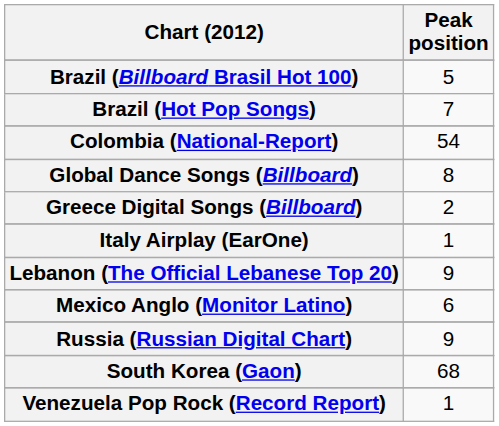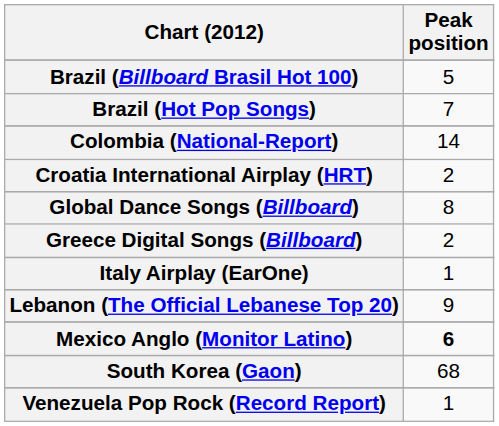(449, 142) 54 -> (449, 142) 14
+ row: (204, 175)
(449, 305) normal -> (449, 338) bold
- row: (204, 338)
